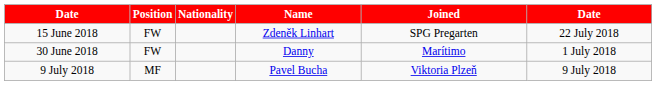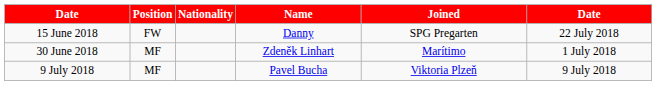(298, 33) Zdeněk Linhart -> (298, 33) Danny
(152, 52) FW -> (152, 52) MF
(298, 52) Danny -> (298, 52) Zdeněk Linhart
